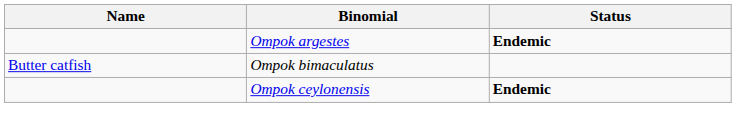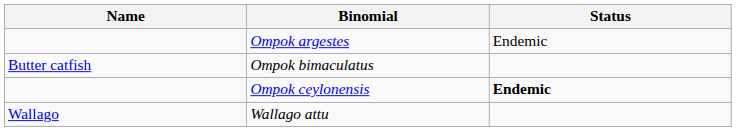(522, 41) bold -> (520, 41) normal
+ row: (290, 114)
